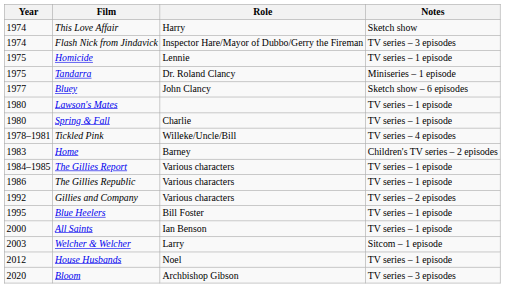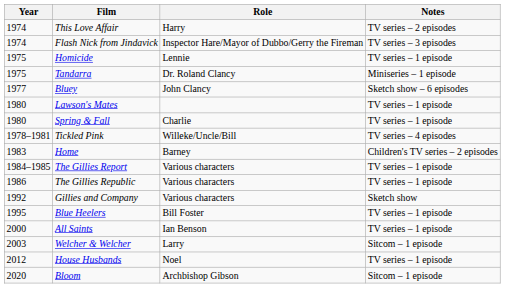(393, 27) Sketch show -> (412, 27) TV series – 2 episodes
(412, 197) TV series – 2 episodes -> (393, 197) Sketch show
(412, 275) TV series – 3 episodes -> (405, 275) Sitcom – 1 episode
